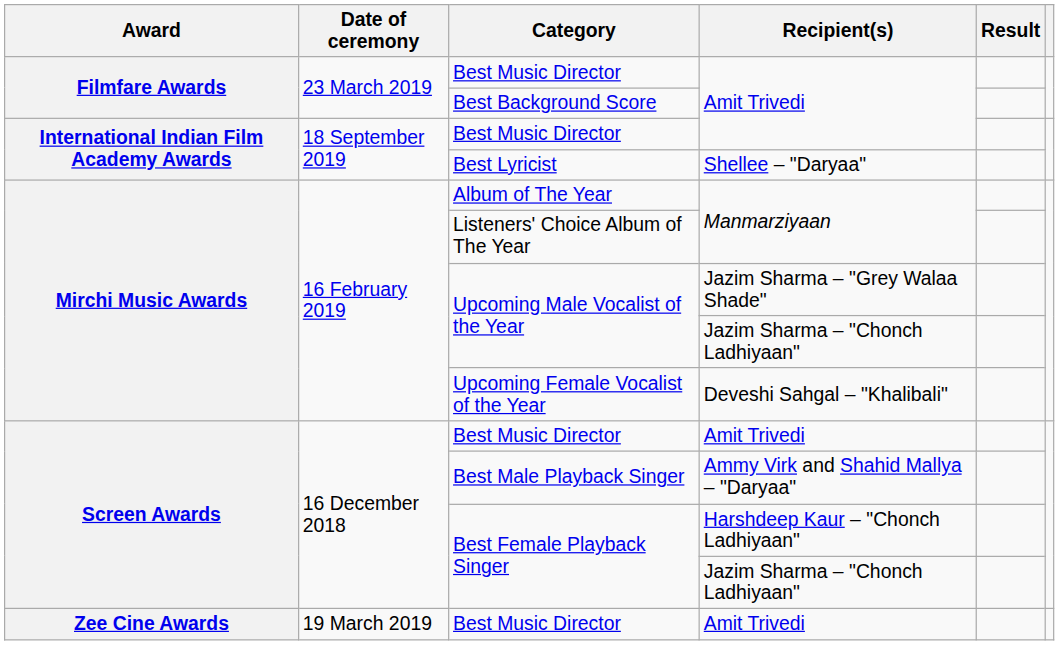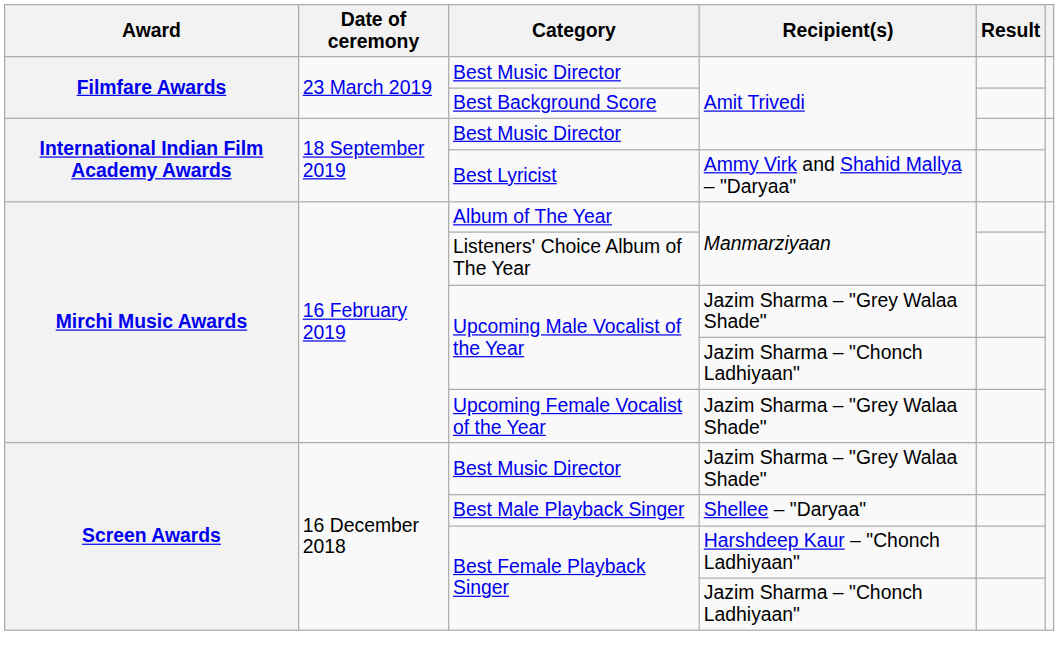(785, 164) Shellee – "Daryaa" -> (833, 175) Ammy Virk and Shahid Mallya – "Daryaa"
(826, 394) Deveshi Sahgal – "Khalibali" -> (831, 415) Jazim Sharma – "Grey Walaa Shade"
(754, 435) Amit Trivedi -> (831, 468) Jazim Sharma – "Grey Walaa Shade"
(833, 477) Ammy Virk and Shahid Mallya – "Daryaa" -> (785, 510) Shellee – "Daryaa"
- row: (151, 623)
